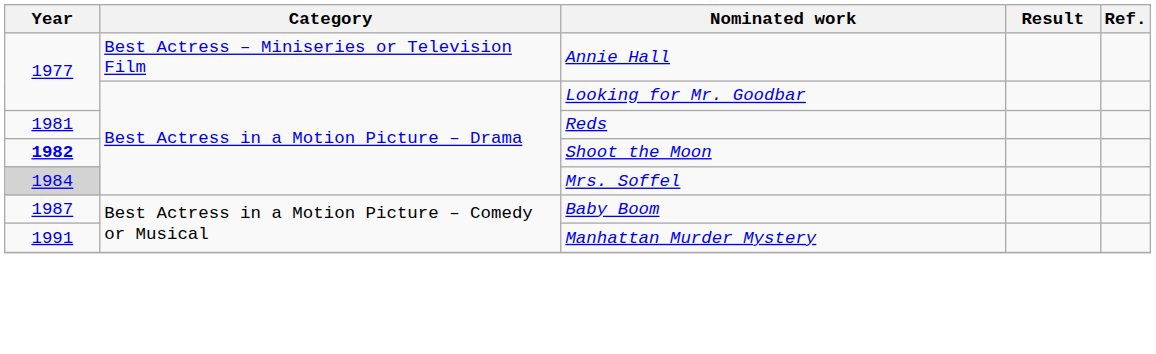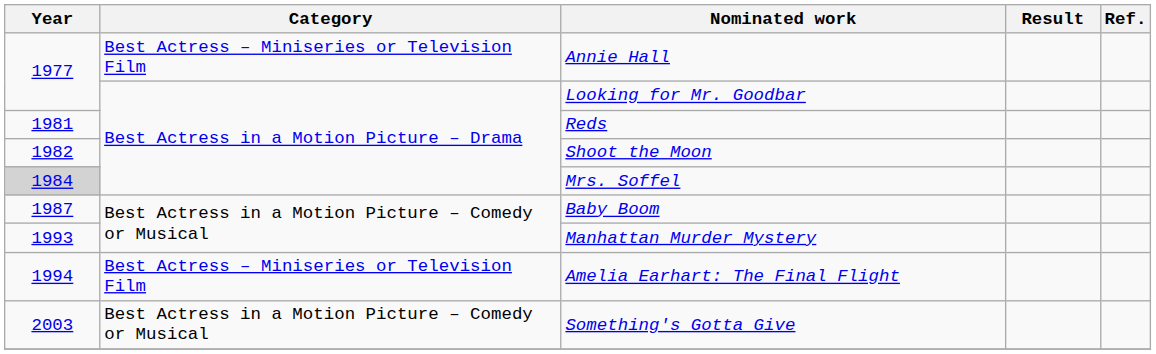(52, 153) bold -> (52, 153) normal
(52, 238) 1991 -> (52, 238) 1993
+ row: (733, 276)
+ row: (680, 325)
